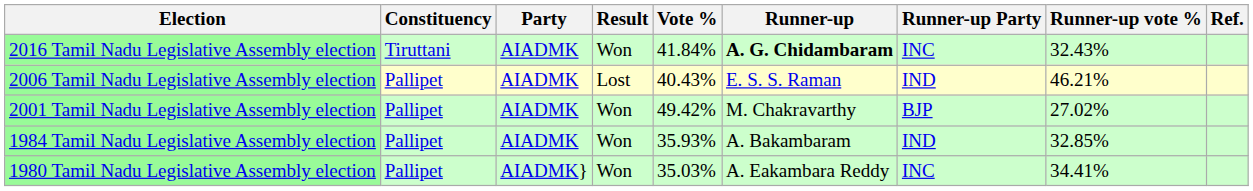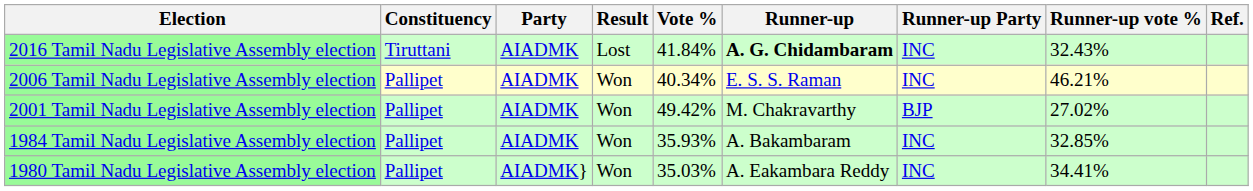(614, 49) Won -> (613, 49) Lost
(613, 79) Lost -> (614, 79) Won
(686, 79) 40.43% -> (686, 79) 40.34%
(919, 79) IND -> (918, 79) INC
(919, 140) IND -> (918, 140) INC
